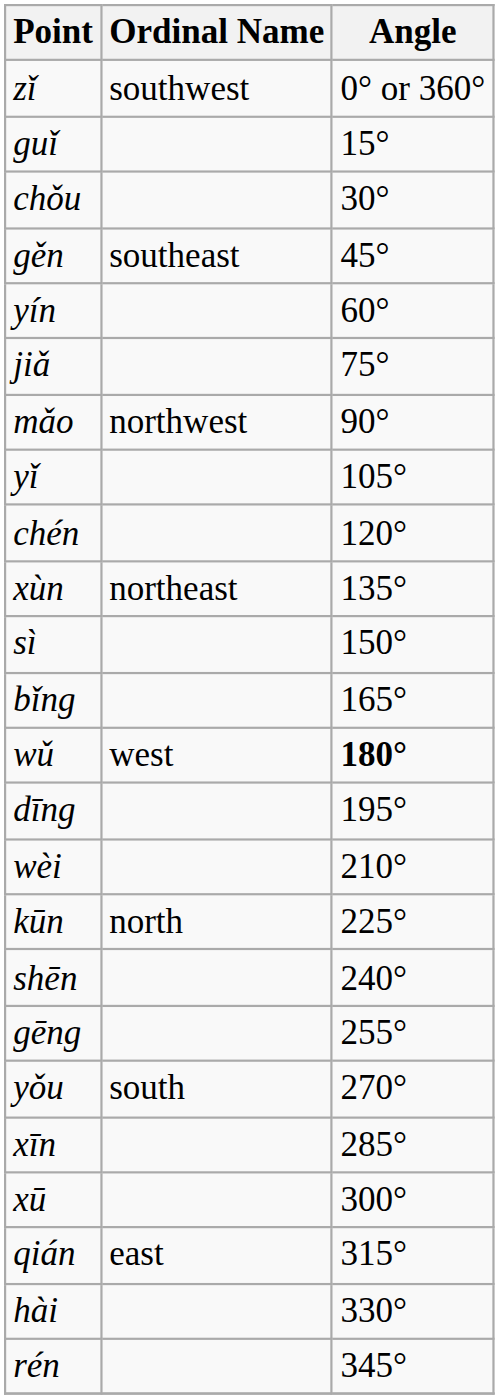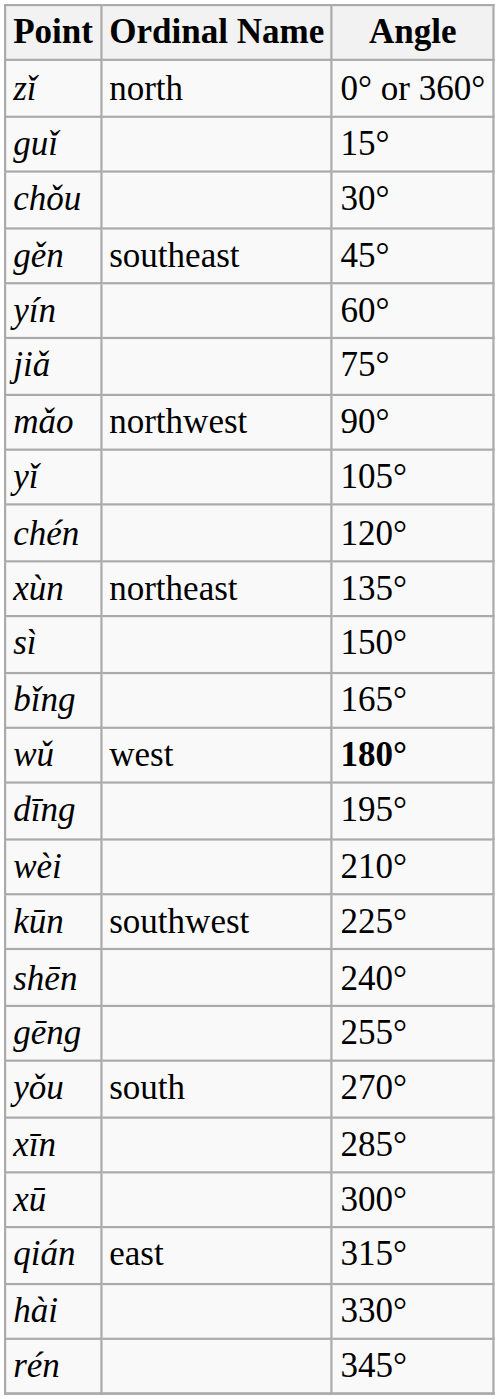(179, 87) southwest -> (146, 87) north
(146, 921) north -> (179, 921) southwest
